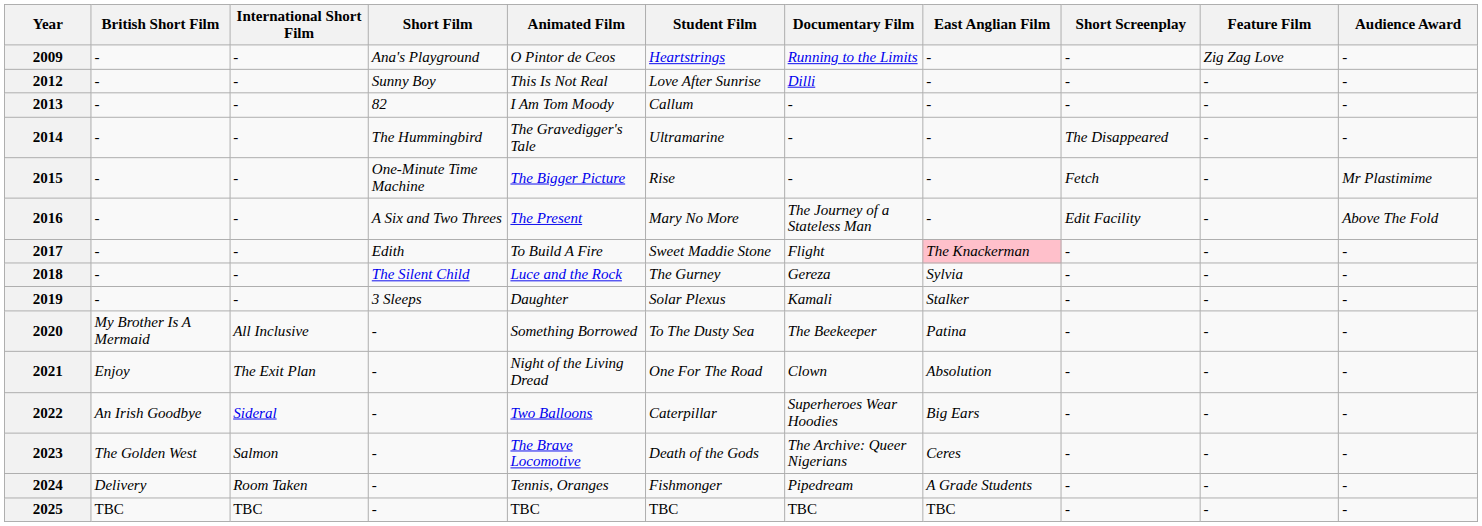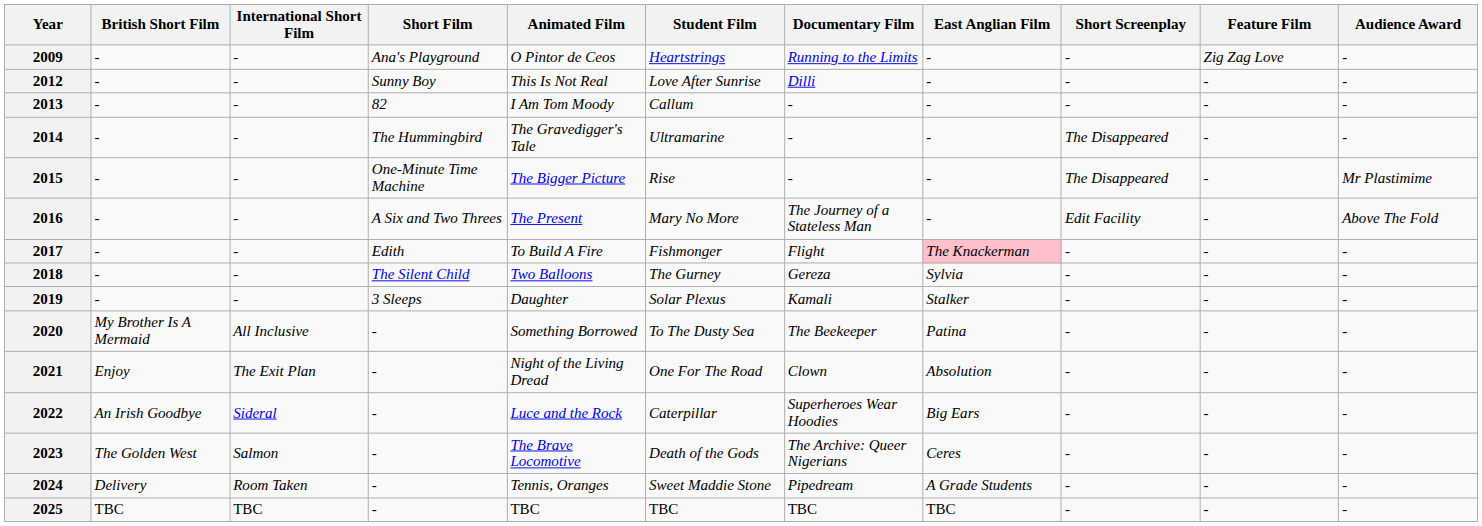(1082, 177) Fetch -> (1117, 177) The Disappeared
(710, 251) Sweet Maddie Stone -> (685, 251) Fishmonger
(566, 274) Luce and the Rock -> (551, 274) Two Balloons
(551, 412) Two Balloons -> (566, 412) Luce and the Rock
(685, 485) Fishmonger -> (710, 485) Sweet Maddie Stone
